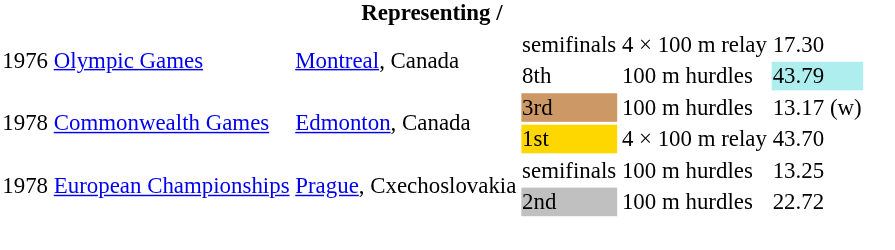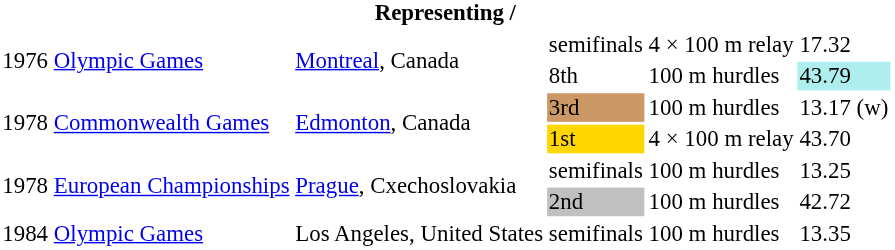(798, 44) 17.30 -> (825, 44) 17.32
(798, 201) 22.72 -> (825, 201) 42.72
+ row: (419, 233)
